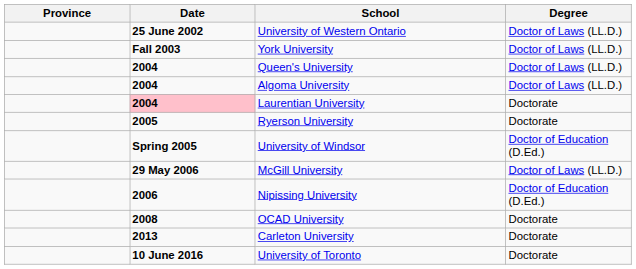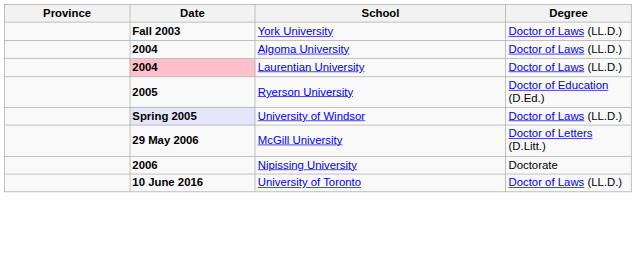- row: (332, 31)
- row: (305, 67)
(533, 103) Doctorate -> (565, 67) Doctor of Laws (LL.D.)
(533, 121) Doctorate -> (558, 91) Doctor of Education (D.Ed.)
(165, 146) no background -> (165, 116) lavender background
(558, 146) Doctor of Education (D.Ed.) -> (565, 116) Doctor of Laws (LL.D.)
(565, 170) Doctor of Laws (LL.D.) -> (550, 140) Doctor of Letters (D.Litt.)
(558, 194) Doctor of Education (D.Ed.) -> (533, 165) Doctorate
- row: (301, 219)
- row: (306, 237)
(533, 255) Doctorate -> (565, 183) Doctor of Laws (LL.D.)
